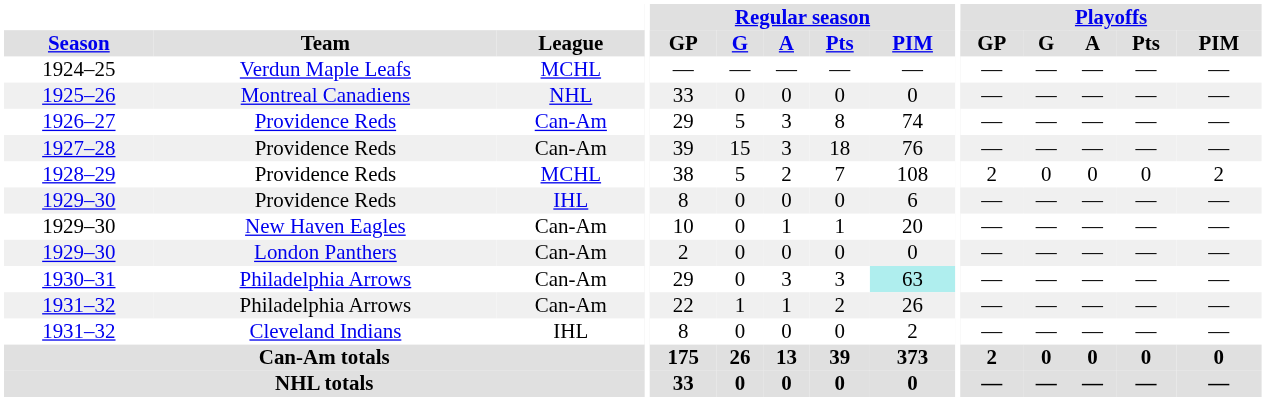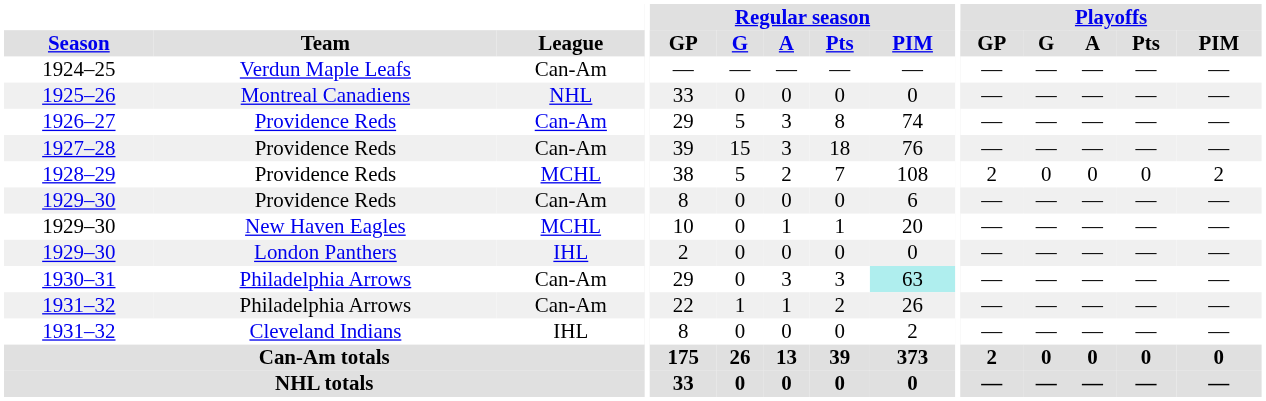(571, 69) MCHL -> (571, 69) Can-Am
(571, 200) IHL -> (571, 200) Can-Am
(571, 226) Can-Am -> (571, 226) MCHL
(571, 252) Can-Am -> (571, 252) IHL
